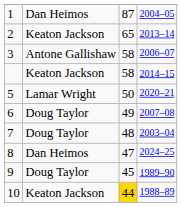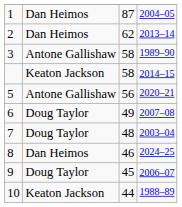(65, 34) Keaton Jackson -> (57, 34) Dan Heimos
(128, 34) 65 -> (128, 34) 62
(157, 53) 2006–07 -> (157, 53) 1989–90
(61, 93) Lamar Wright -> (71, 93) Antone Gallishaw
(128, 93) 50 -> (128, 93) 56
(128, 152) 47 -> (128, 152) 46
(157, 172) 1989–90 -> (157, 172) 2006–07
(128, 192) gold background -> (128, 192) no background
